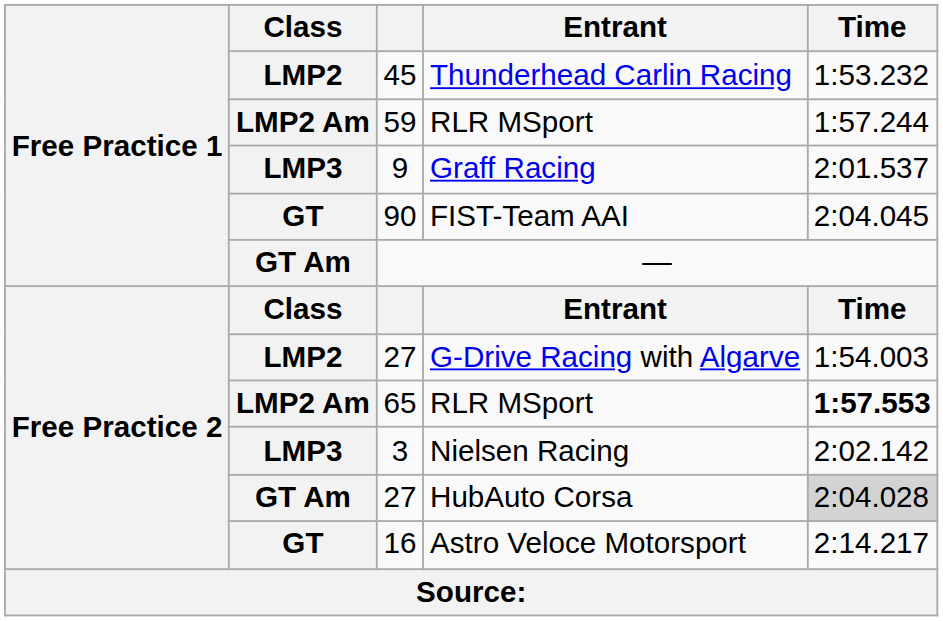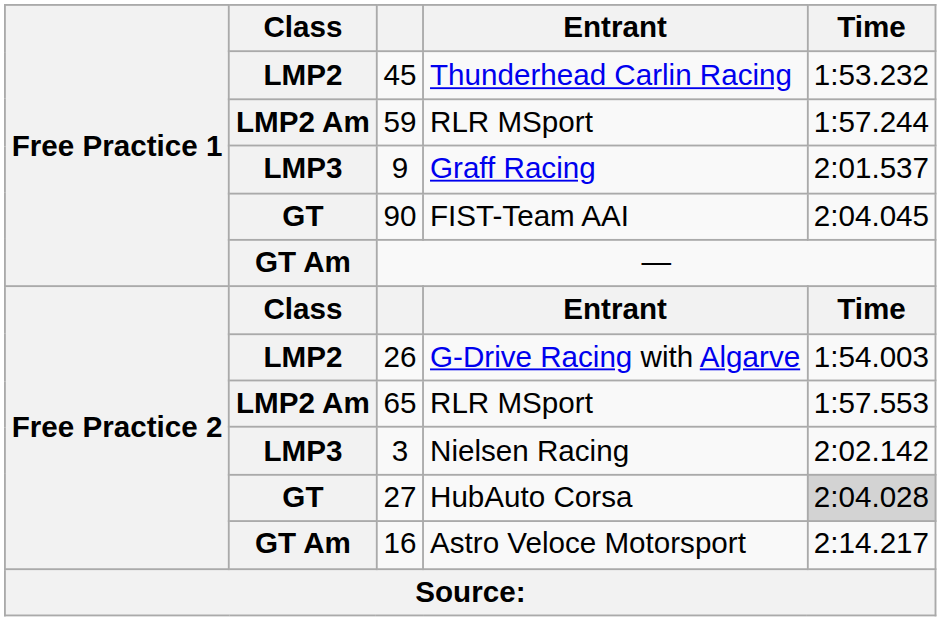(400, 356) 27 -> (400, 356) 26
(872, 403) bold -> (871, 403) normal
(303, 497) GT Am -> (303, 497) GT
(303, 544) GT -> (303, 544) GT Am
